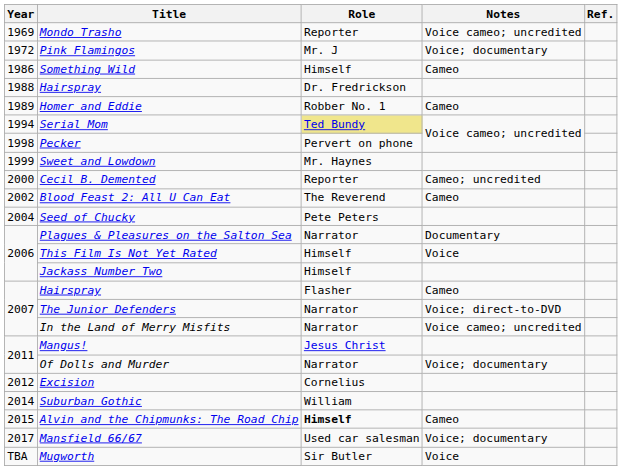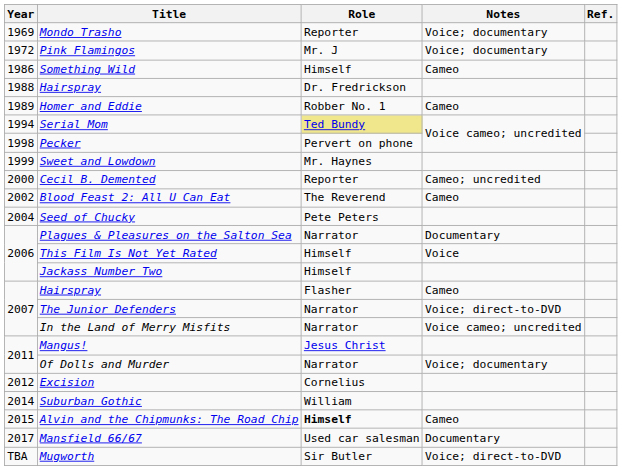(503, 32) Voice cameo; uncredited -> (486, 32) Voice; documentary
(486, 438) Voice; documentary -> (462, 438) Documentary
(442, 456) Voice -> (493, 456) Voice; direct-to-DVD
